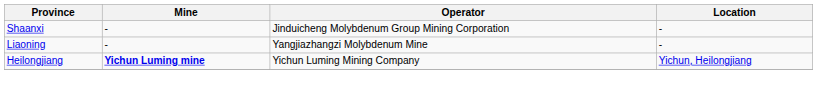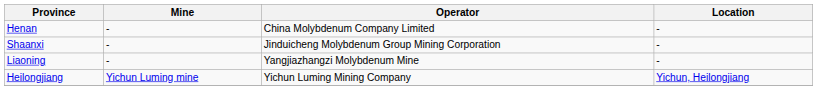+ row: (22, 28)
(155, 61) bold -> (152, 77) normal
